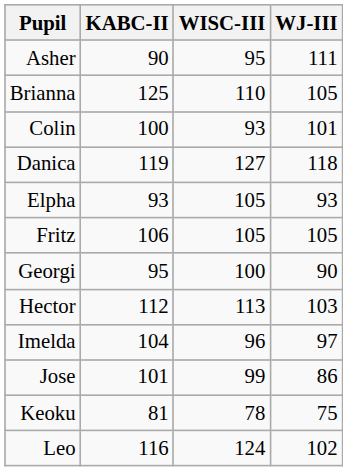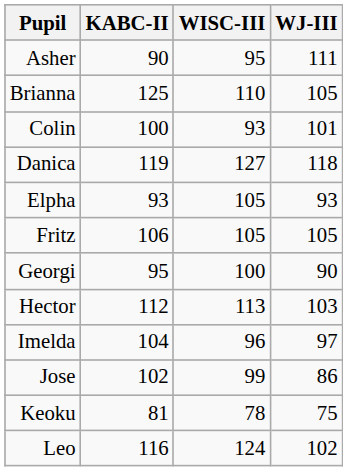(153, 377) 101 -> (153, 377) 102
